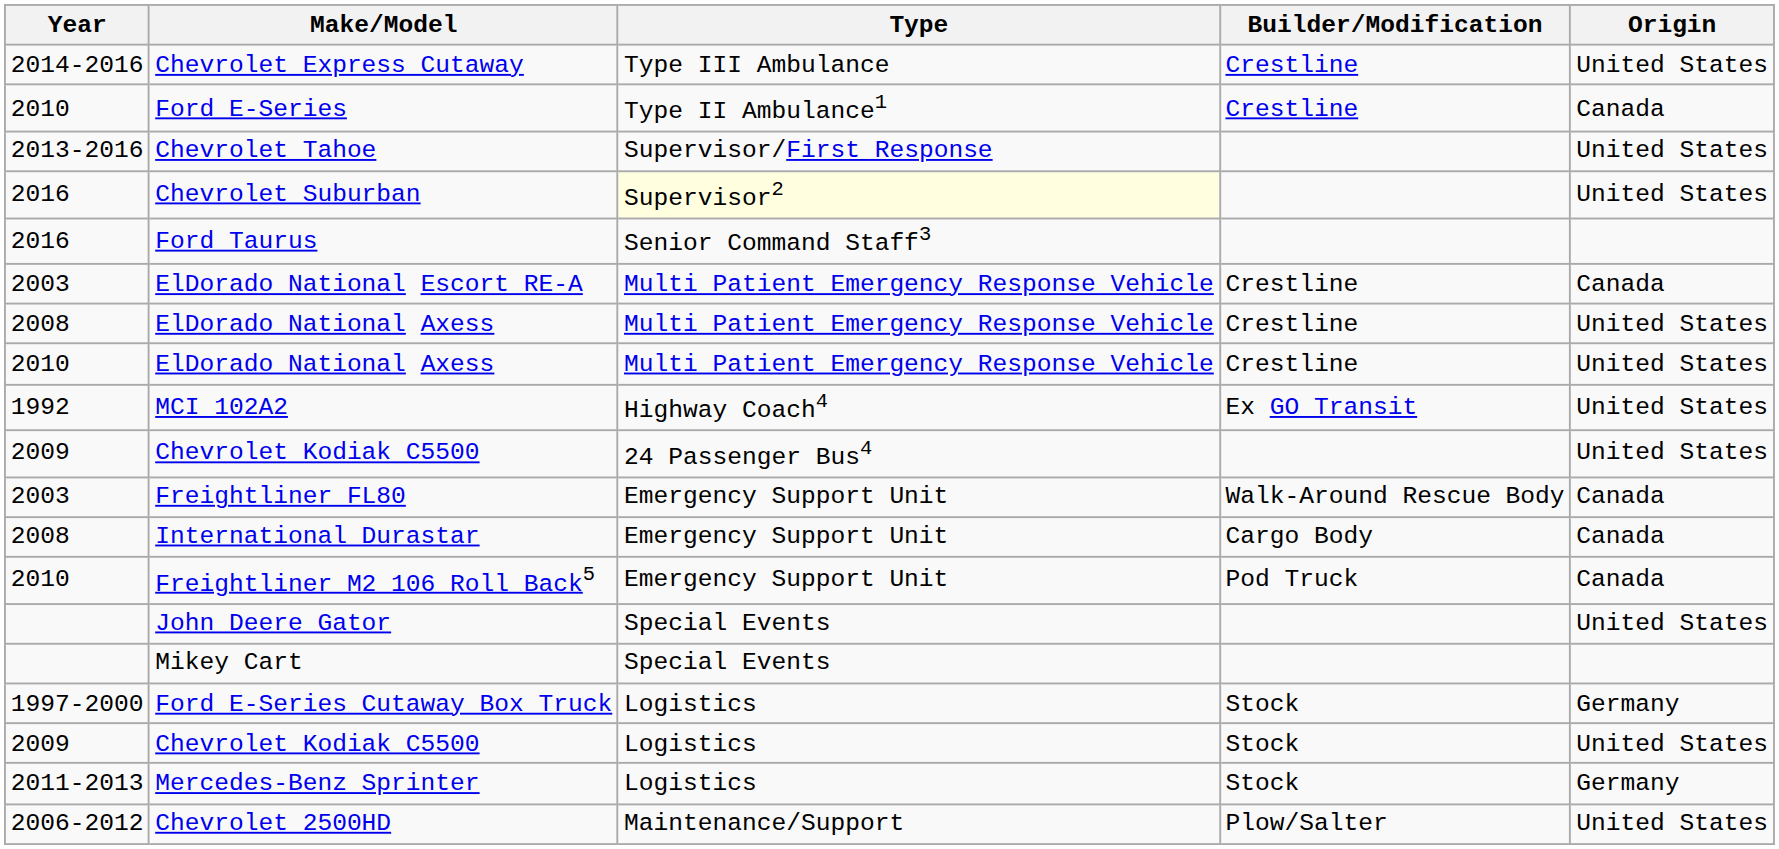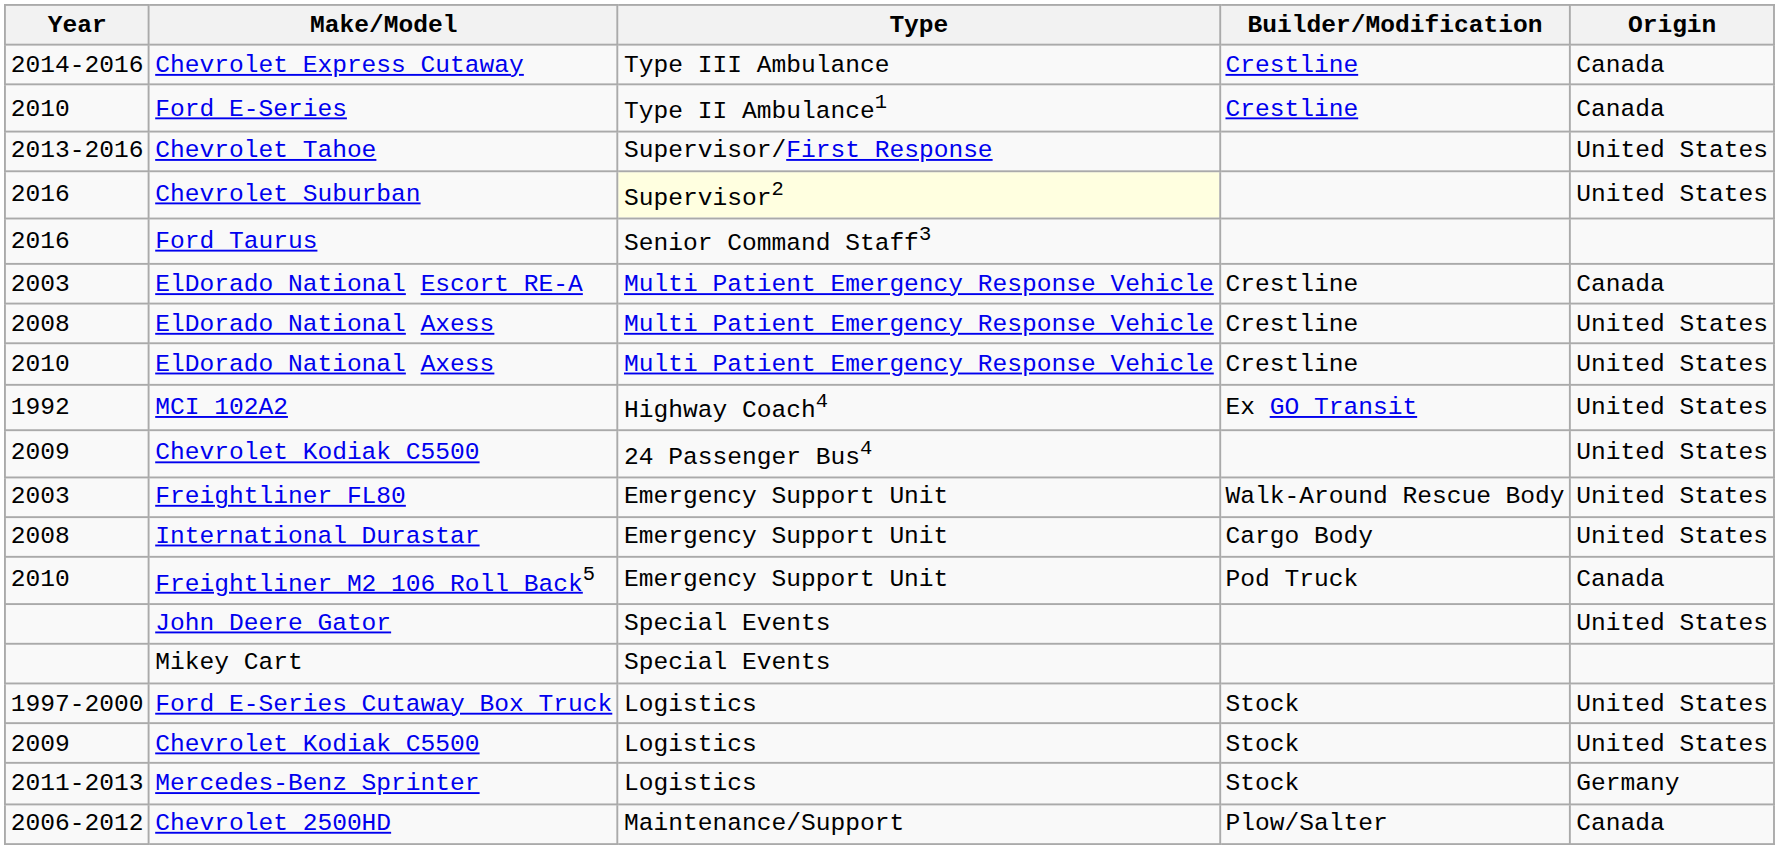(1672, 65) United States -> (1621, 65) Canada
(1621, 497) Canada -> (1672, 497) United States
(1621, 537) Canada -> (1672, 537) United States
(1628, 703) Germany -> (1672, 703) United States
(1672, 824) United States -> (1621, 824) Canada
